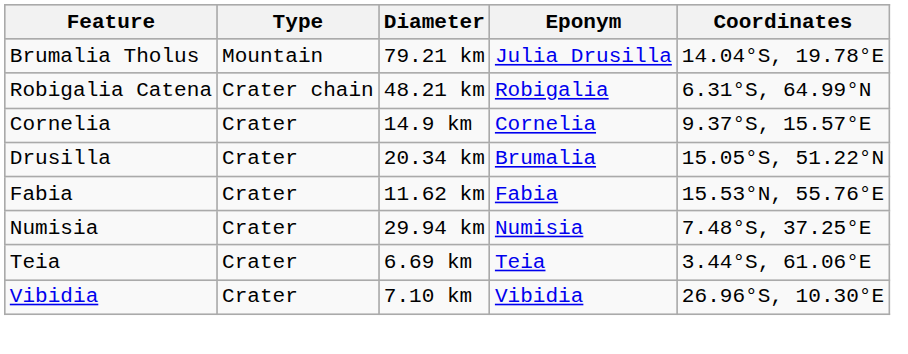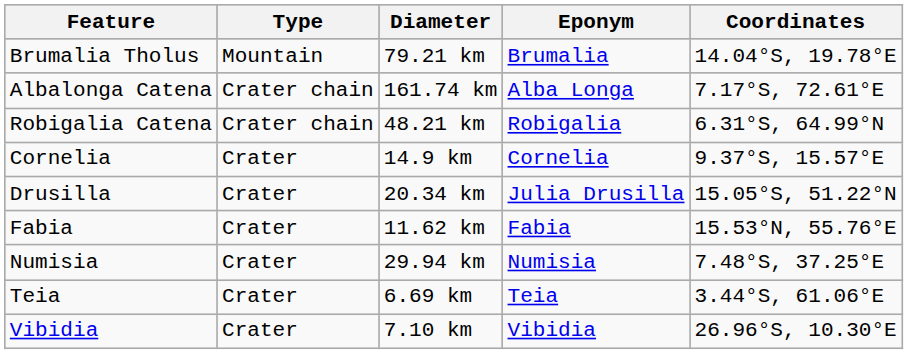(583, 56) Julia Drusilla -> (558, 56) Brumalia
+ row: (111, 91)
(545, 159) Brumalia -> (596, 194) Julia Drusilla
